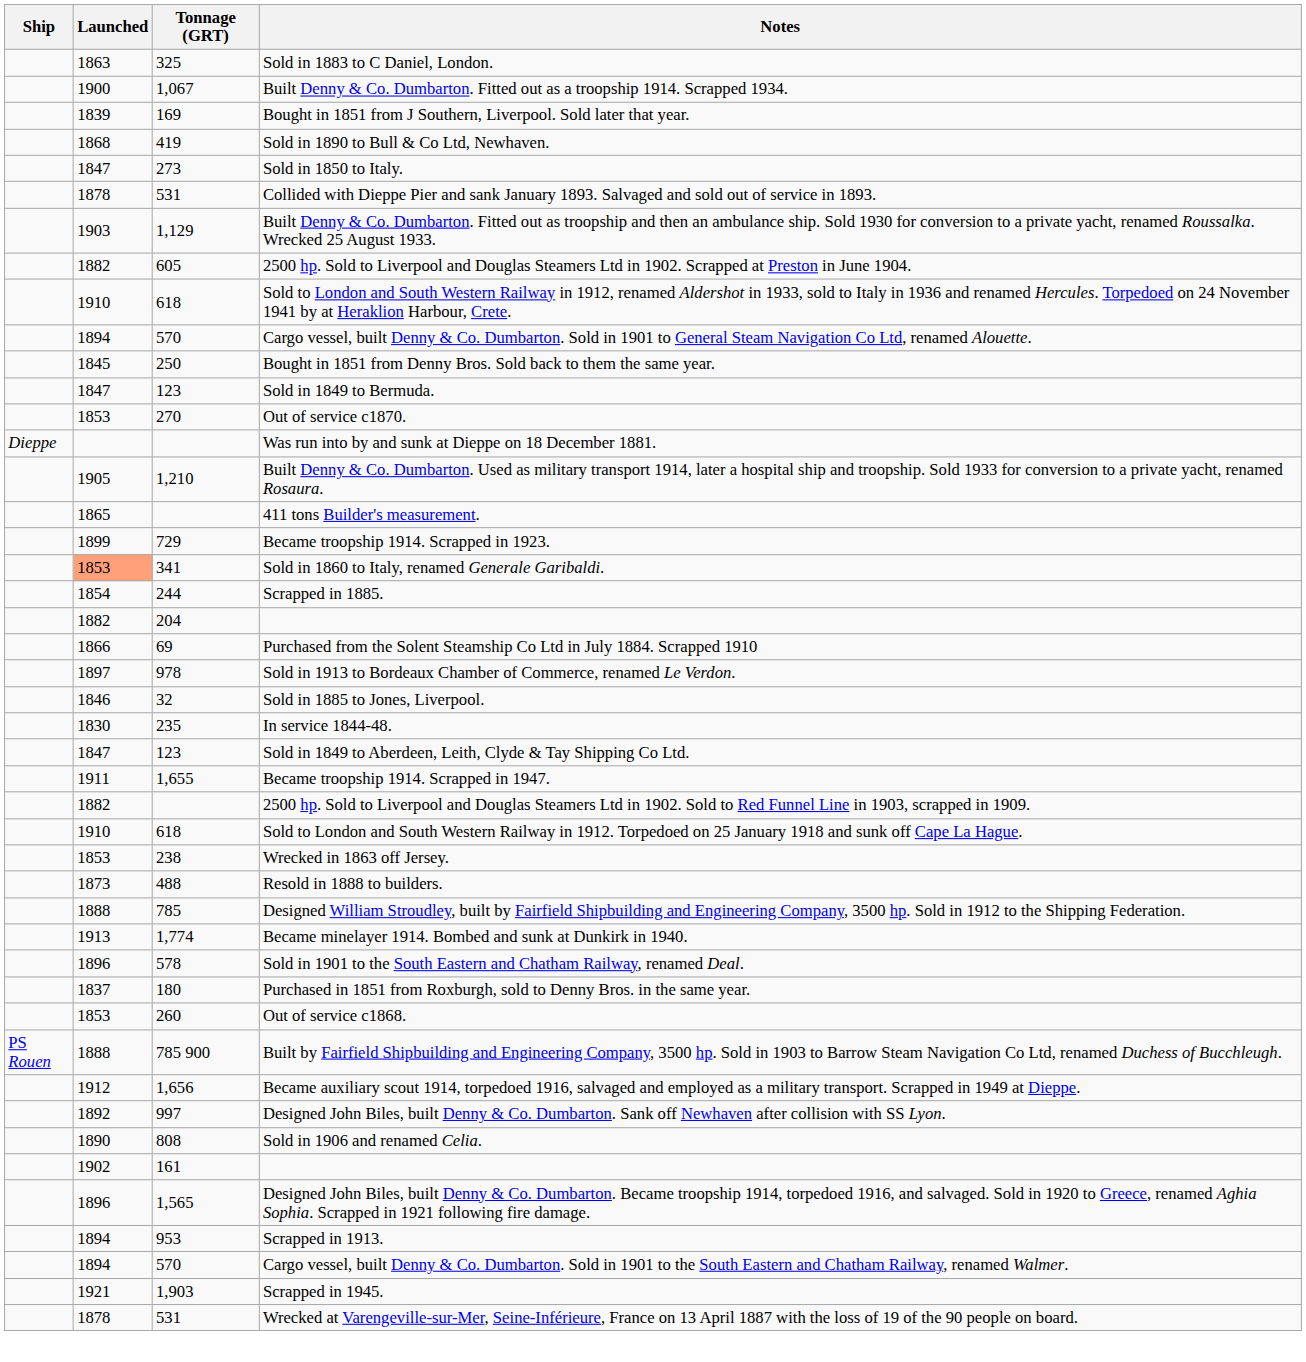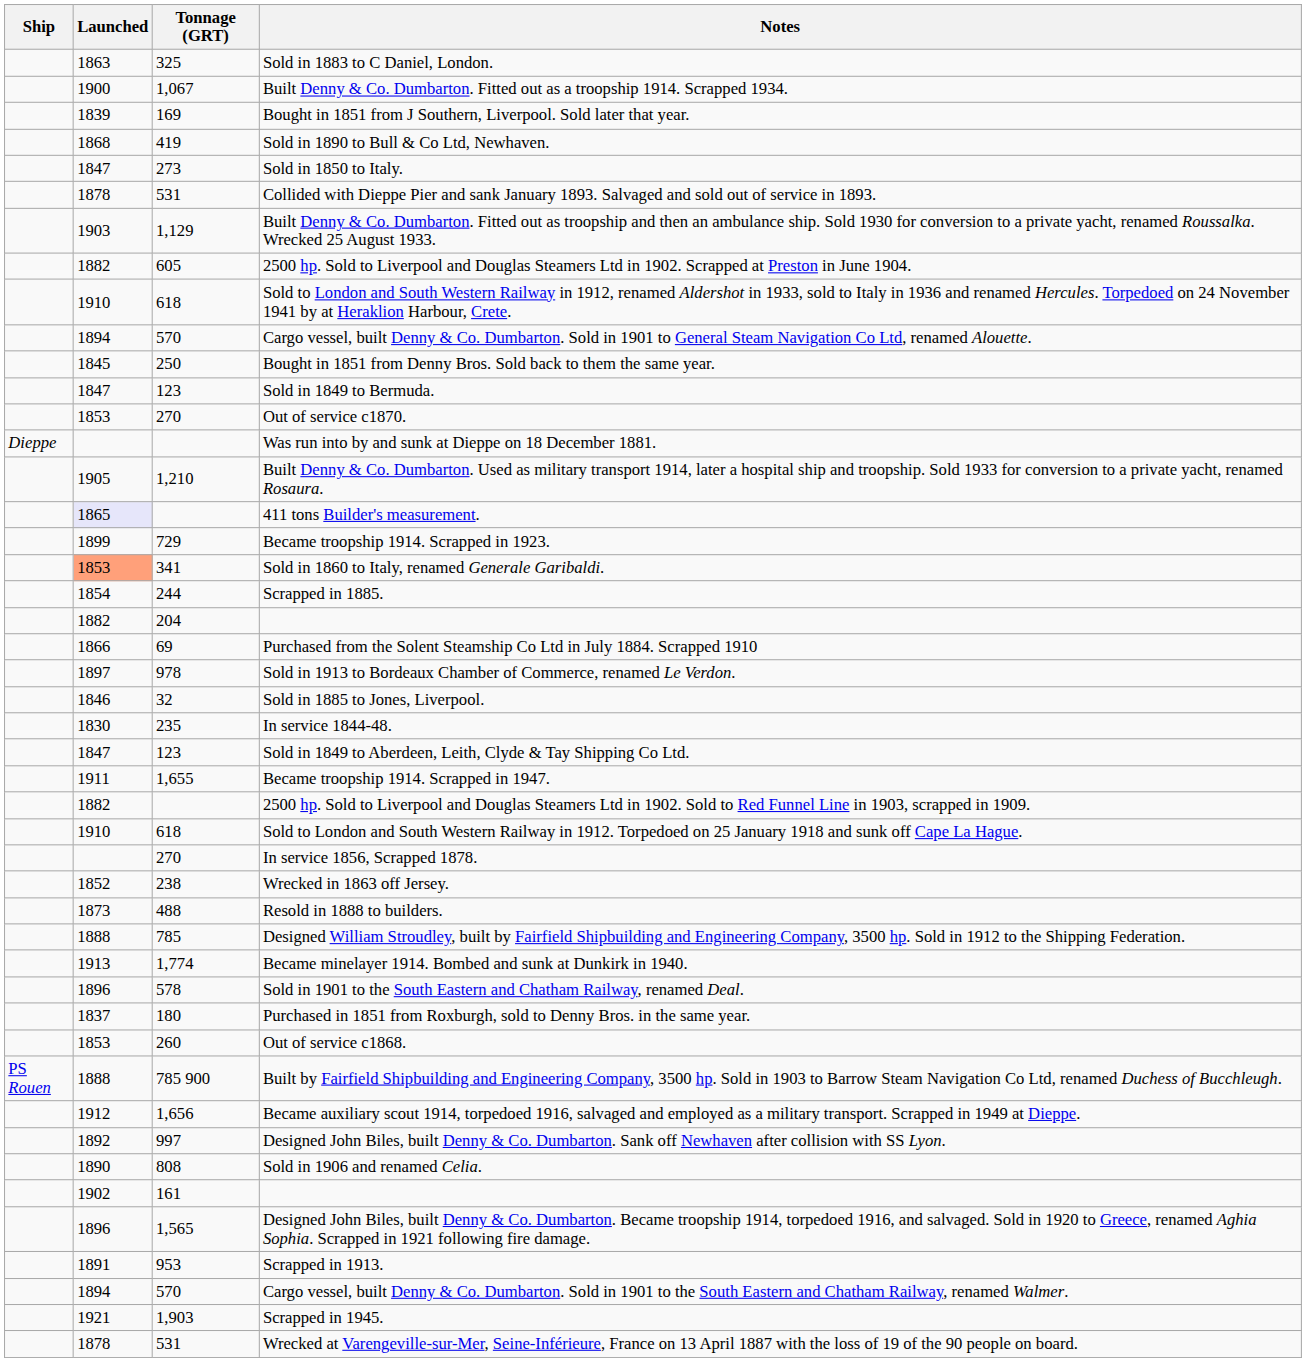(94, 514) no background -> (94, 514) lavender background
+ row: (169, 857)
(94, 857) 1853 -> (94, 884) 1852
(94, 1238) 1894 -> (94, 1264) 1891
